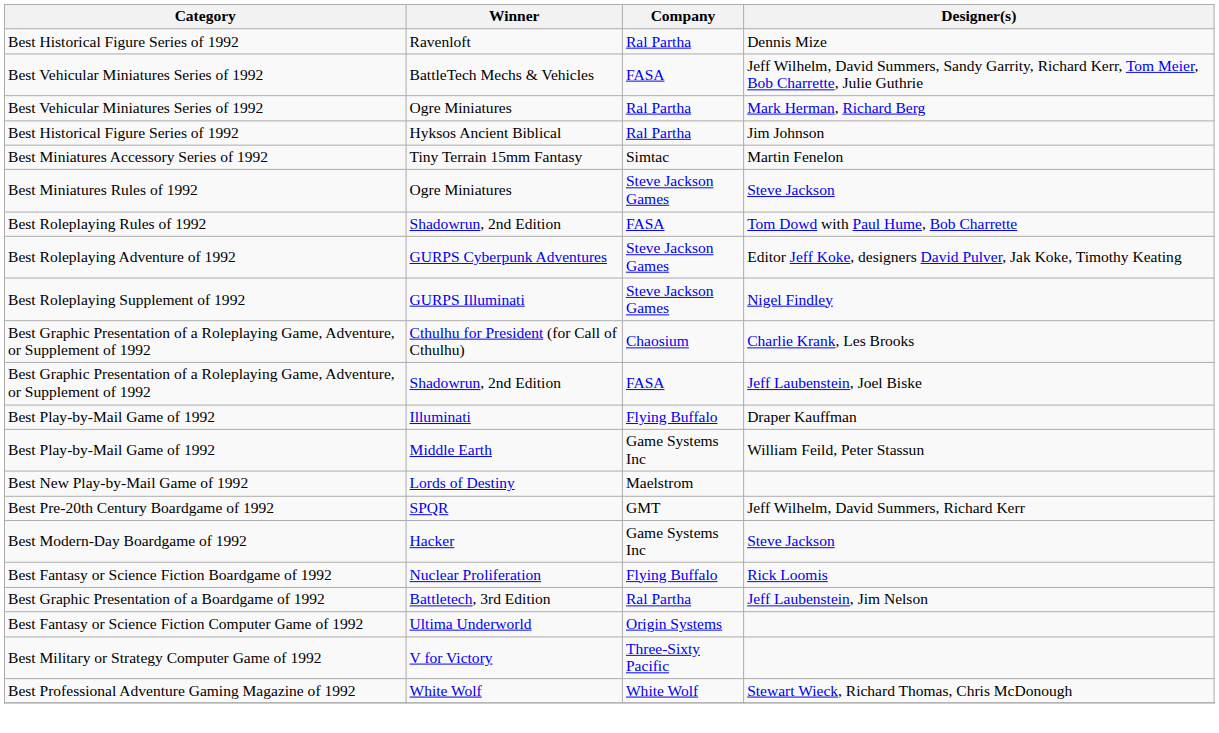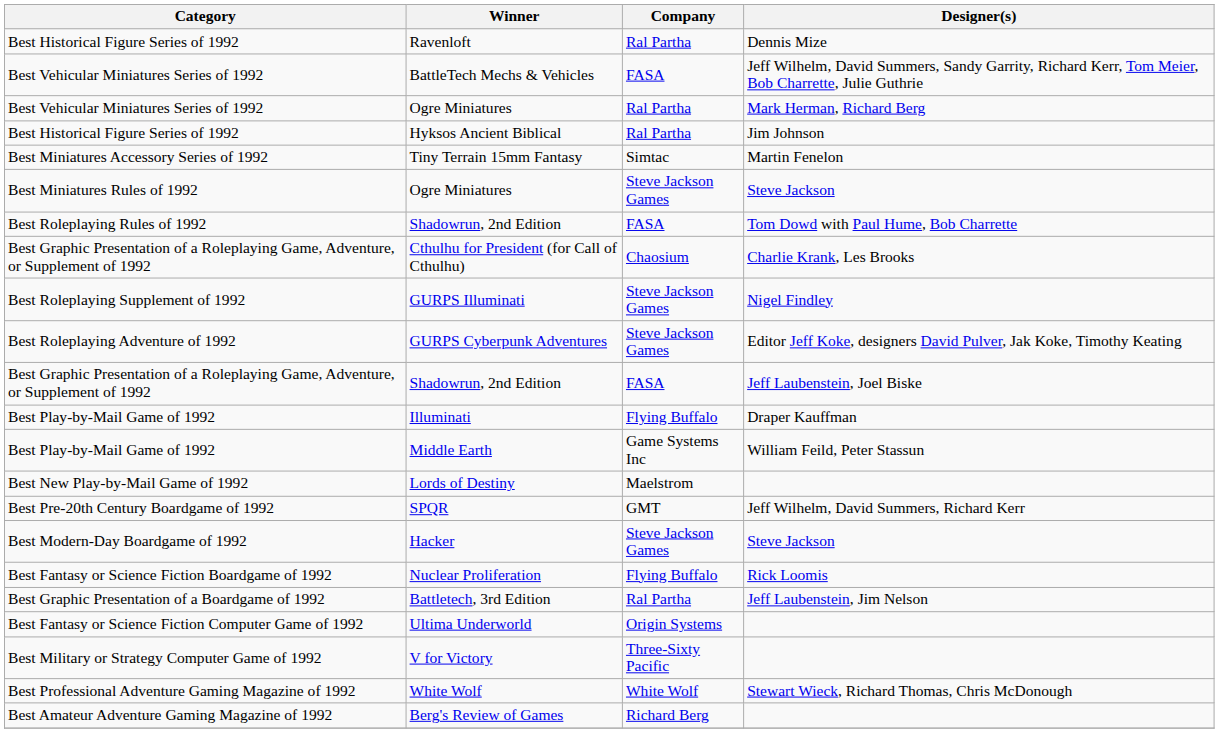rows swapped: (122, 257) <-> (201, 341)
(672, 541) Game Systems Inc -> (670, 541) Steve Jackson Games
+ row: (170, 715)
